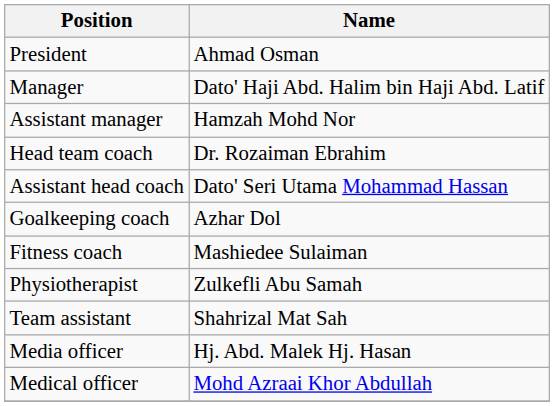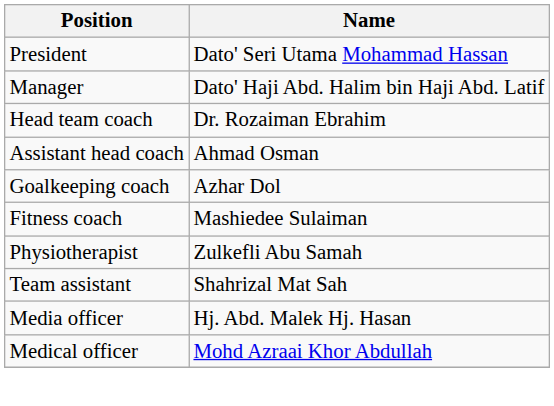(256, 53) Ahmad Osman -> (351, 53) Dato' Seri Utama Mohammad Hassan
- row: (86, 119)
(351, 185) Dato' Seri Utama Mohammad Hassan -> (256, 152) Ahmad Osman
